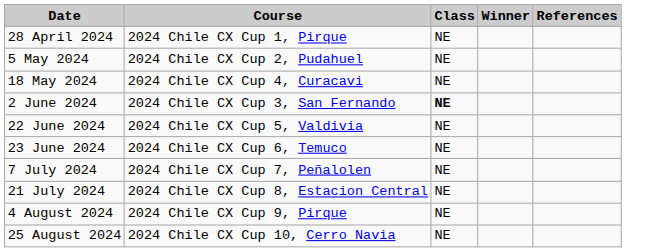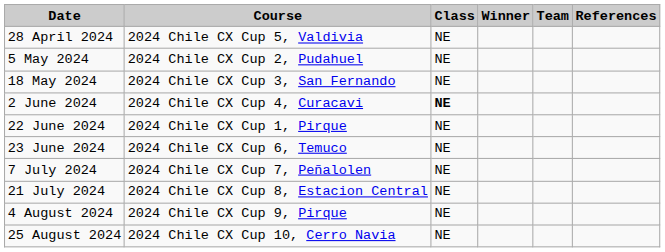+ column: (553, 16)
(237, 38) 2024 Chile CX Cup 1, Pirque -> (245, 38) 2024 Chile CX Cup 5, Valdivia
(245, 82) 2024 Chile CX Cup 4, Curacavi -> (262, 82) 2024 Chile CX Cup 3, San Fernando
(262, 104) 2024 Chile CX Cup 3, San Fernando -> (245, 104) 2024 Chile CX Cup 4, Curacavi
(245, 126) 2024 Chile CX Cup 5, Valdivia -> (237, 126) 2024 Chile CX Cup 1, Pirque
